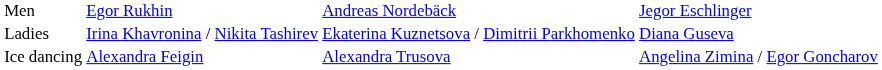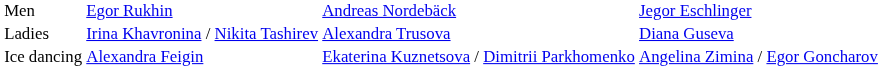(479, 33) Ekaterina Kuznetsova / Dimitrii Parkhomenko -> (386, 33) Alexandra Trusova
(386, 56) Alexandra Trusova -> (479, 56) Ekaterina Kuznetsova / Dimitrii Parkhomenko
